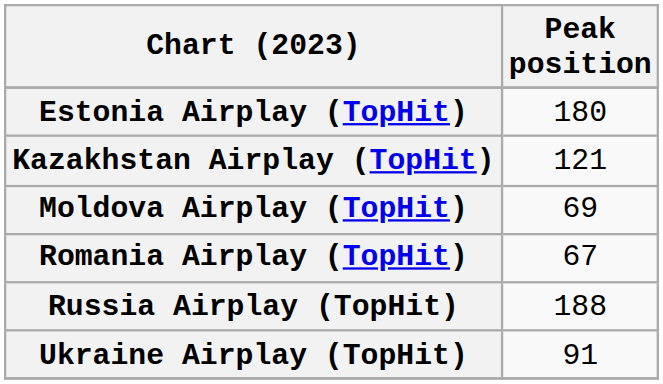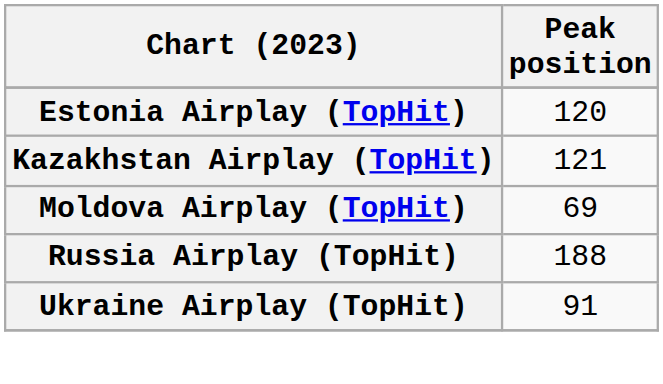(580, 112) 180 -> (580, 112) 120
- row: (253, 258)
